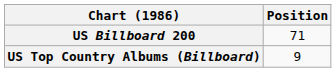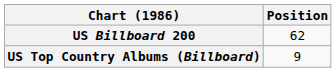(297, 36) 71 -> (297, 36) 62
